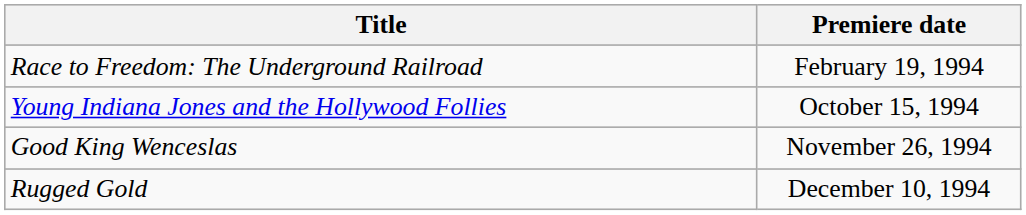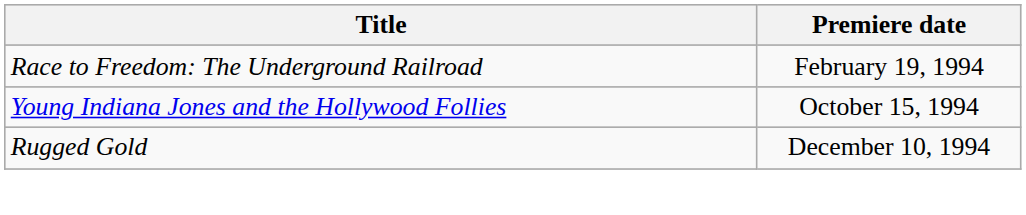- row: (124, 147)
